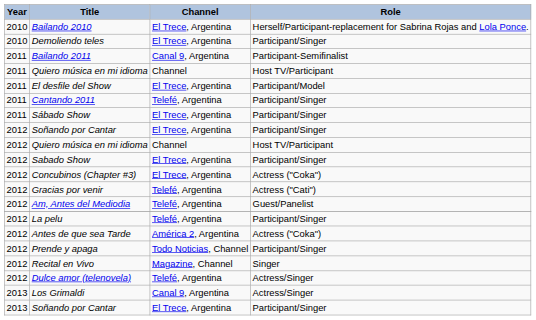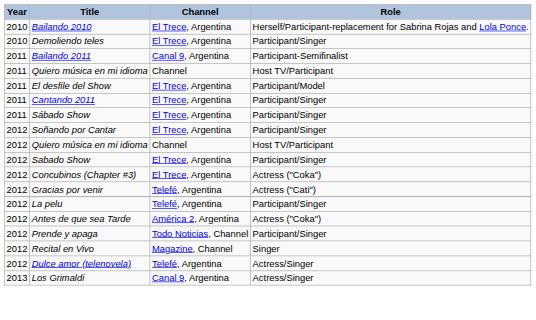(187, 101) Telefé, Argentina -> (192, 101) El Trece, Argentina
- row: (17, 204)
- row: (17, 308)
